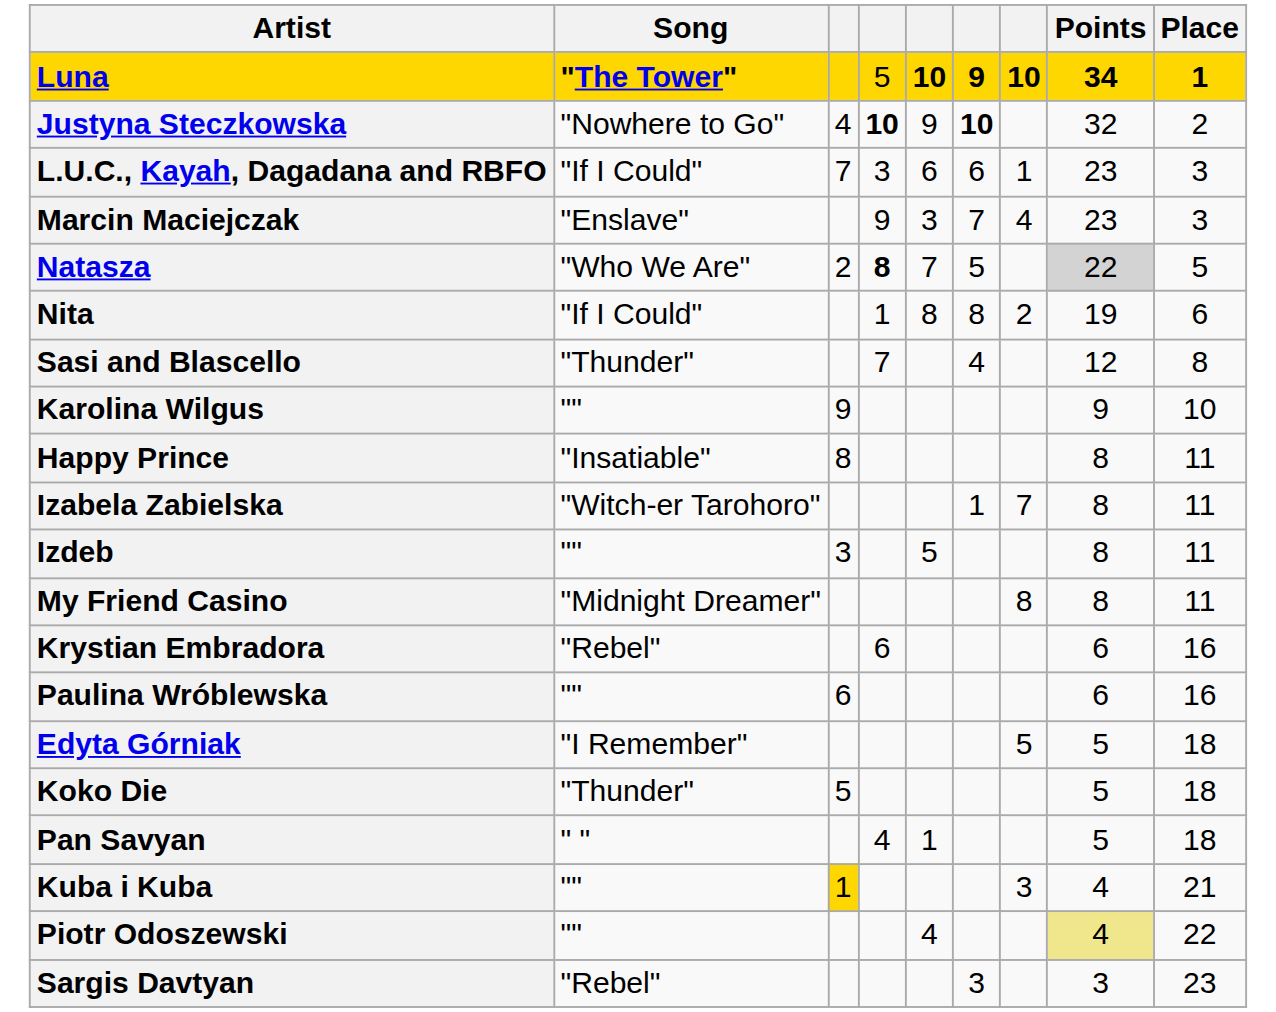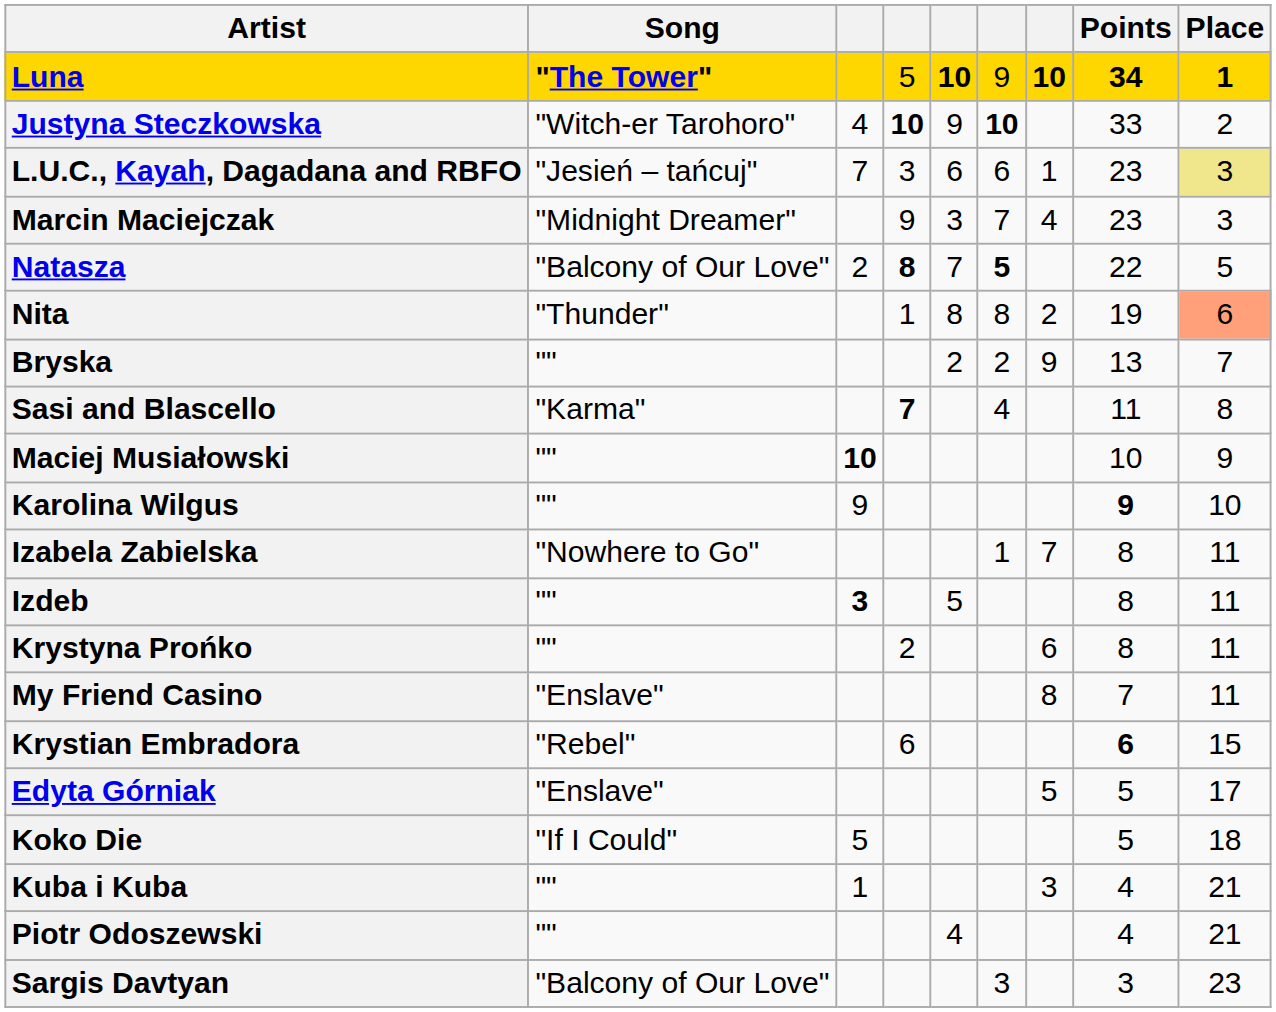(977, 76) bold -> (1002, 76) normal
(672, 123) "Nowhere to Go" -> (665, 123) "Witch-er Tarohoro"
(1101, 123) 32 -> (1126, 123) 33
(631, 171) "If I Could" -> (646, 171) "Jesień – tańcuj"
(1200, 171) no background -> (1225, 171) khaki background
(625, 219) "Enslave" -> (666, 219) "Midnight Dreamer"
(655, 266) "Who We Are" -> (682, 266) "Balcony of Our Love"
(977, 266) normal -> (1002, 266) bold
(1101, 266) lightgrey background -> (1126, 266) no background
(631, 314) "If I Could" -> (602, 314) "Thunder"
(1200, 314) no background -> (1225, 314) lightsalmon background
+ row: (62, 362)
(627, 362) "Thunder" -> (590, 409) "Karma"
(882, 362) normal -> (907, 409) bold
(1101, 362) 12 -> (1126, 409) 11
+ row: (150, 457)
(1101, 409) normal -> (1126, 505) bold
- row: (133, 457)
(690, 505) "Witch-er Tarohoro" -> (647, 553) "Nowhere to Go"
(843, 553) normal -> (860, 600) bold
+ row: (132, 648)
(691, 600) "Midnight Dreamer" -> (600, 696) "Enslave"
(1101, 600) 8 -> (1126, 696) 7
(1101, 648) normal -> (1126, 743) bold
(1200, 648) 16 -> (1225, 743) 15
- row: (182, 696)
(654, 743) "I Remember" -> (600, 791) "Enslave"
(1200, 743) 18 -> (1225, 791) 17
(627, 791) "Thunder" -> (606, 839) "If I Could"
- row: (121, 839)
(843, 887) gold background -> (860, 887) no background
(1101, 934) khaki background -> (1126, 934) no background
(1200, 934) 22 -> (1225, 934) 21
(610, 982) "Rebel" -> (682, 982) "Balcony of Our Love"
